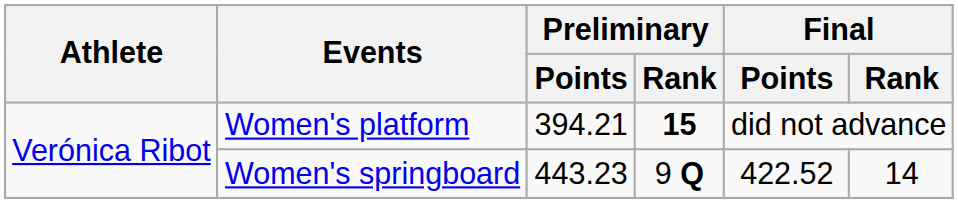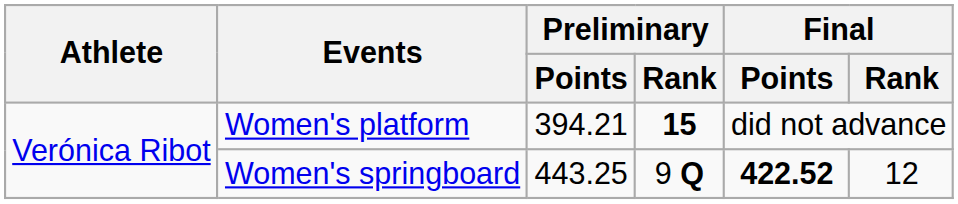(581, 174) 443.23 -> (581, 174) 443.25
(787, 174) normal -> (787, 174) bold
(902, 174) 14 -> (902, 174) 12
